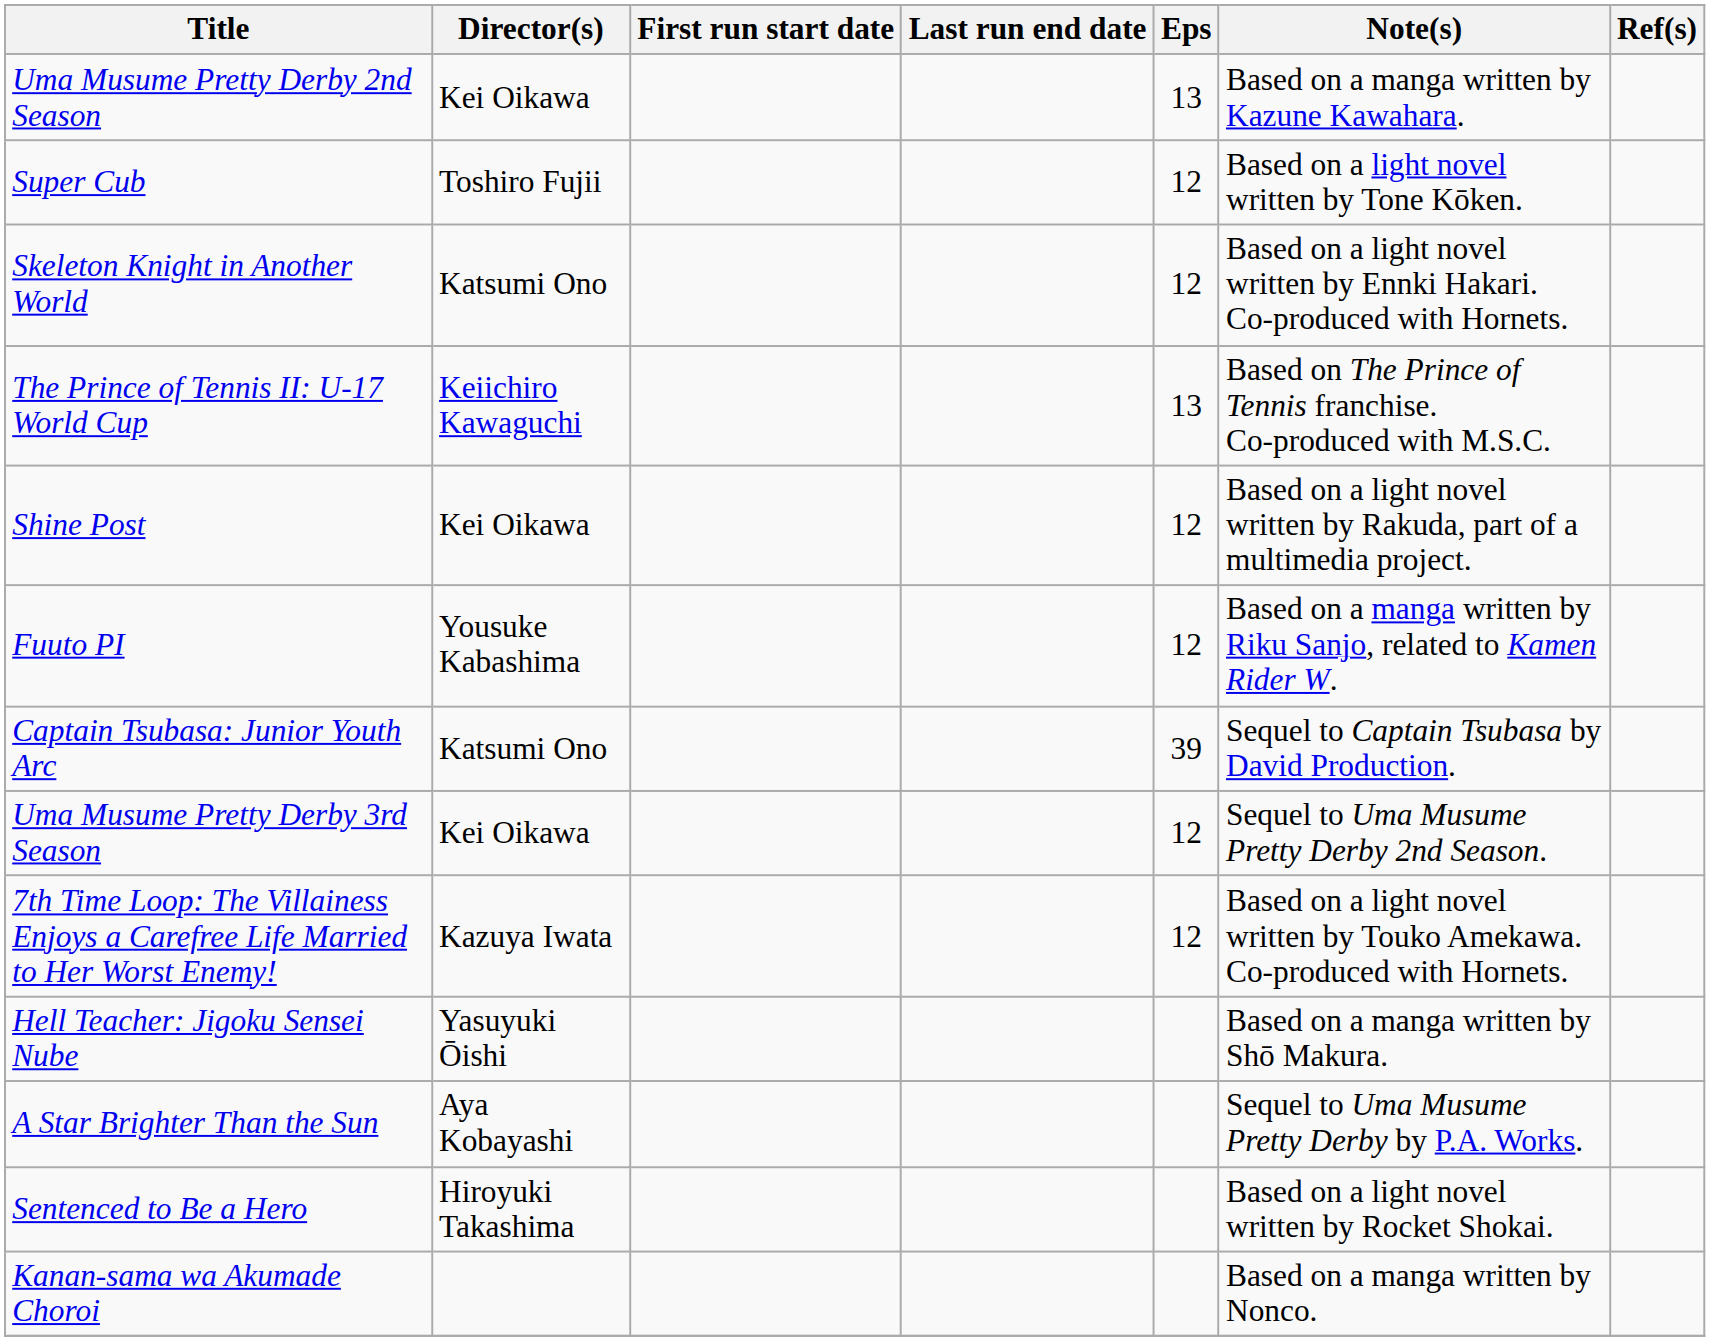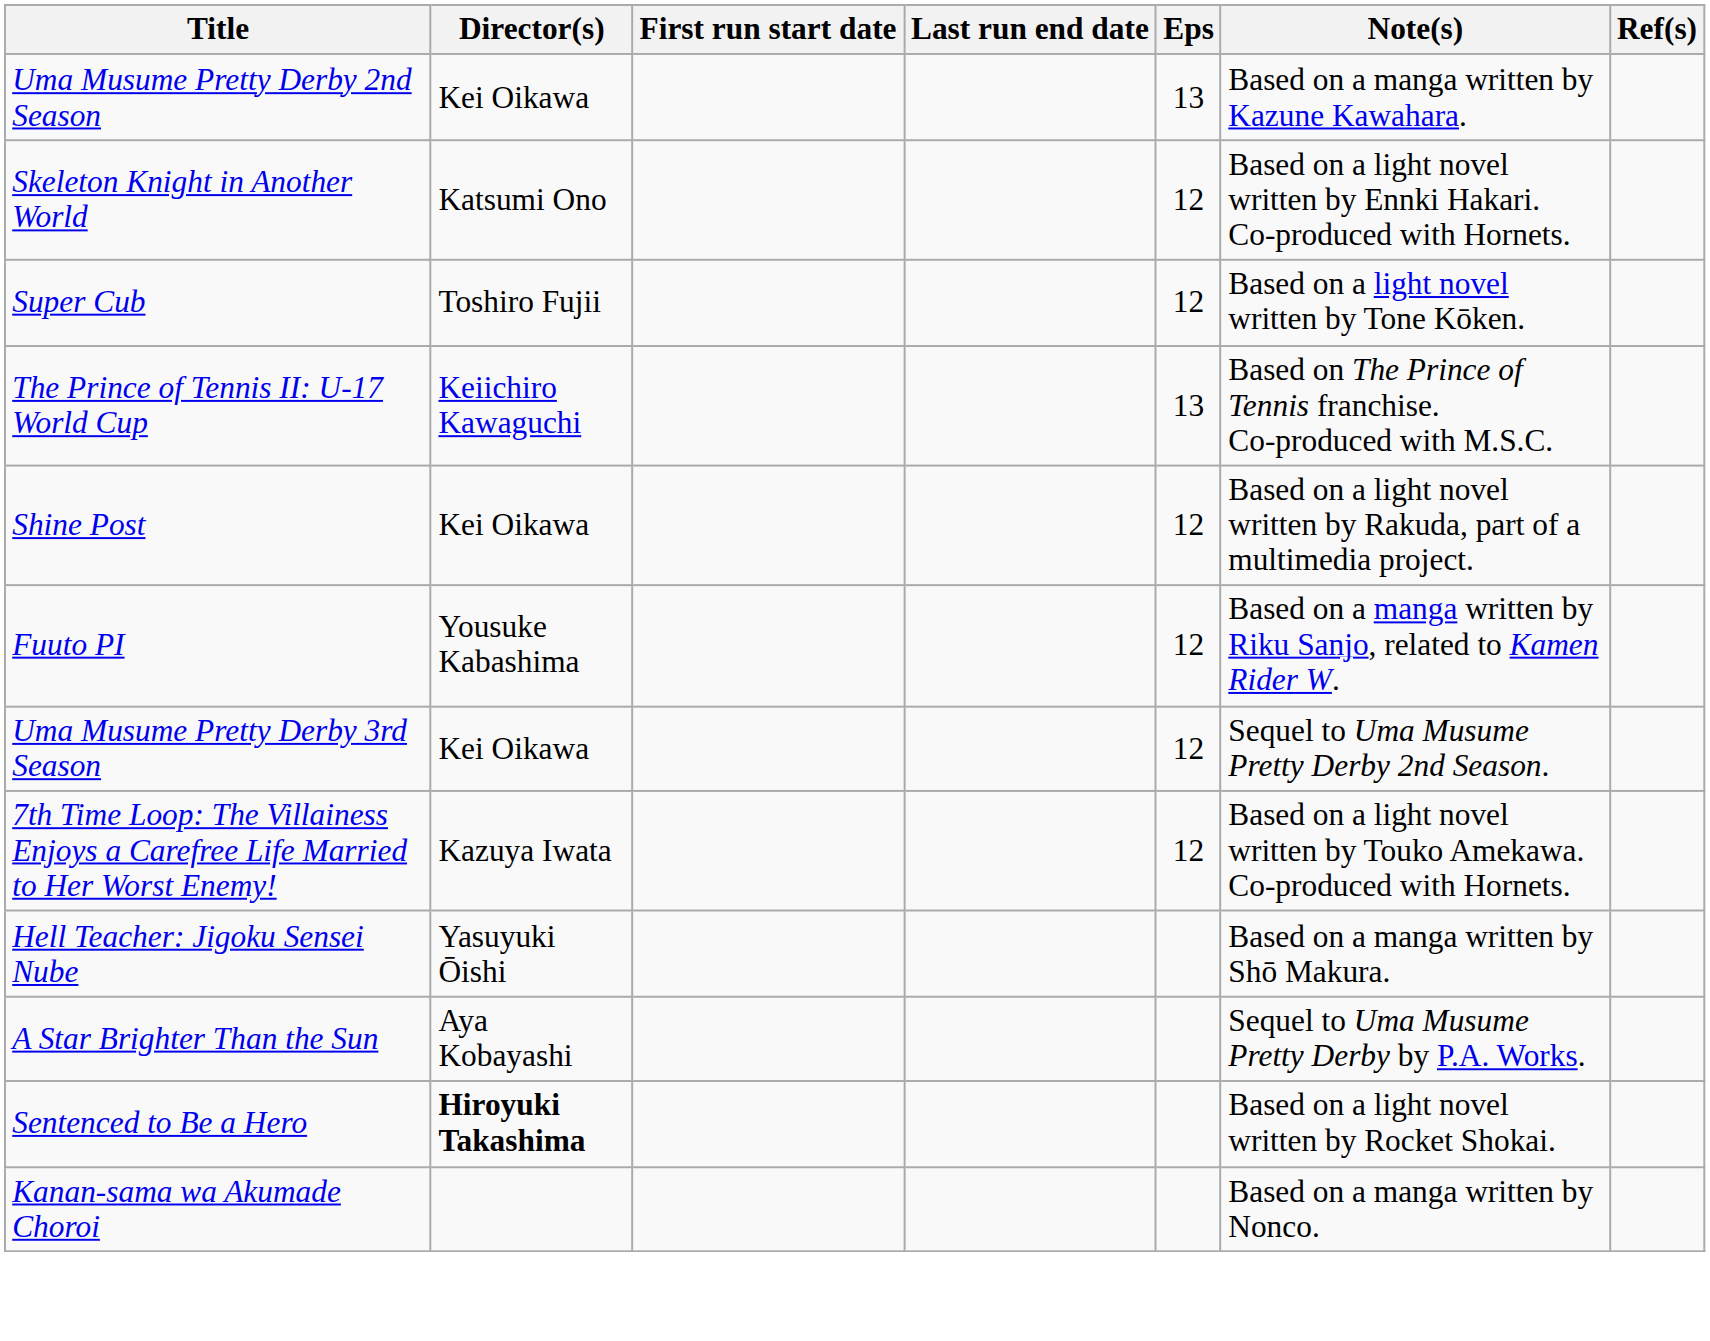rows swapped: (79, 181) <-> (182, 284)
- row: (207, 747)
(507, 1208) normal -> (512, 1123) bold
